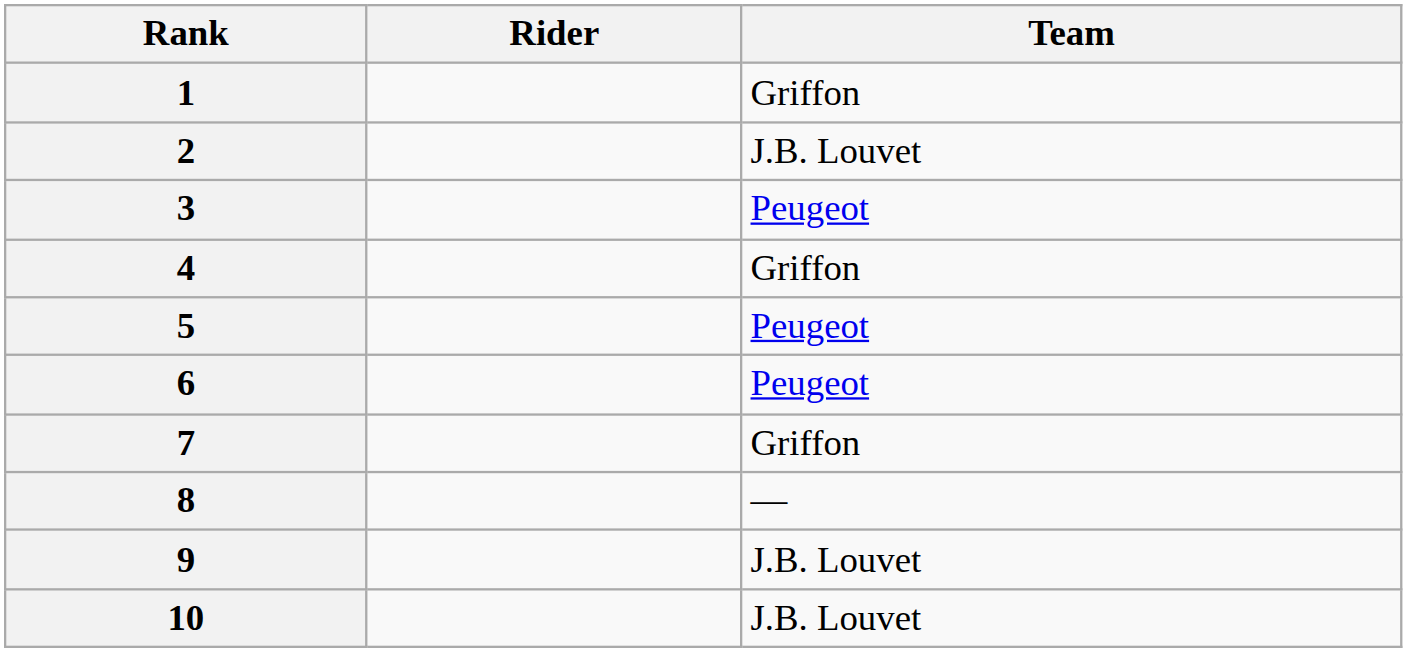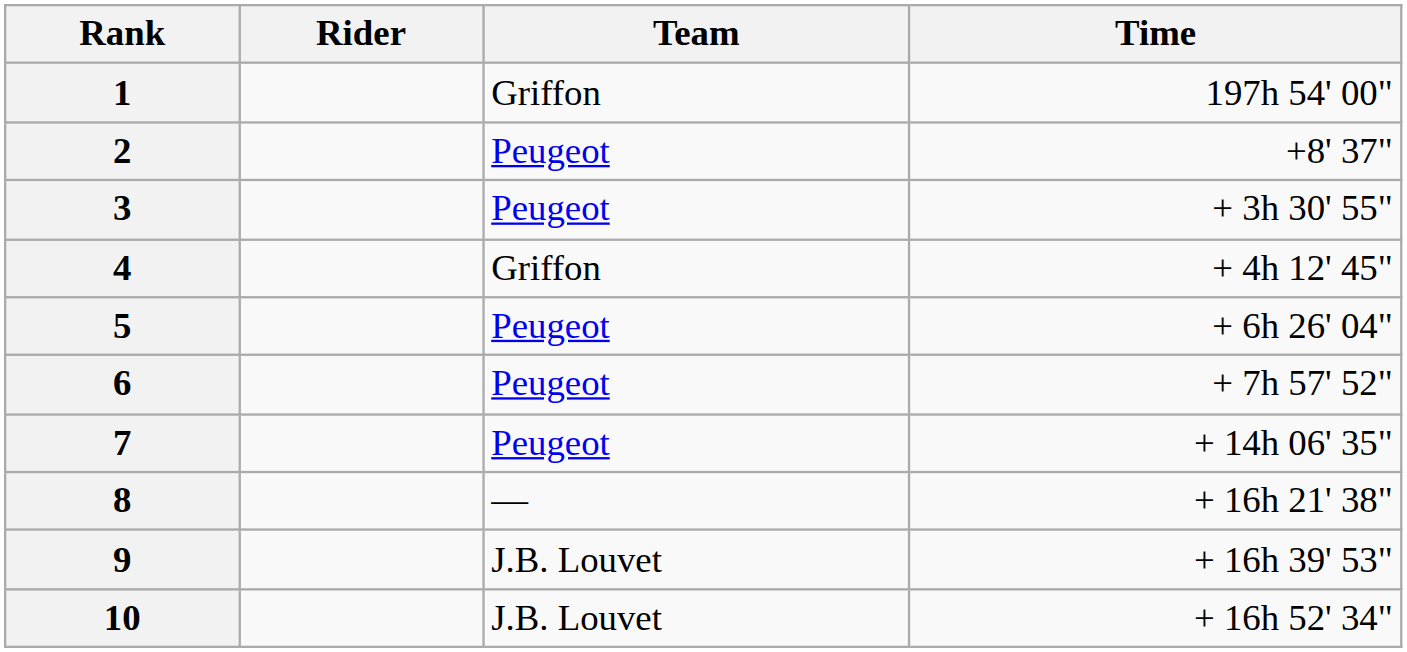+ column: (1156, 33)
(836, 150) J.B. Louvet -> (550, 150) Peugeot
(805, 442) Griffon -> (550, 442) Peugeot
